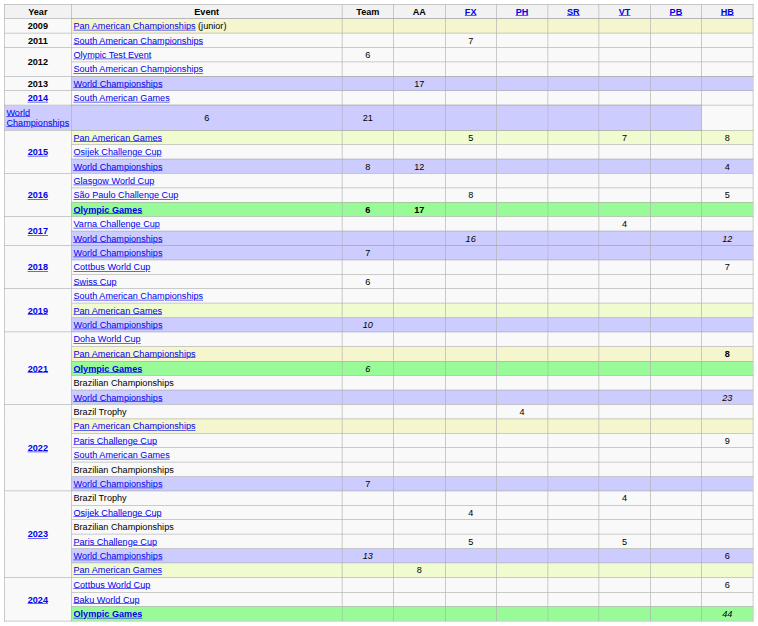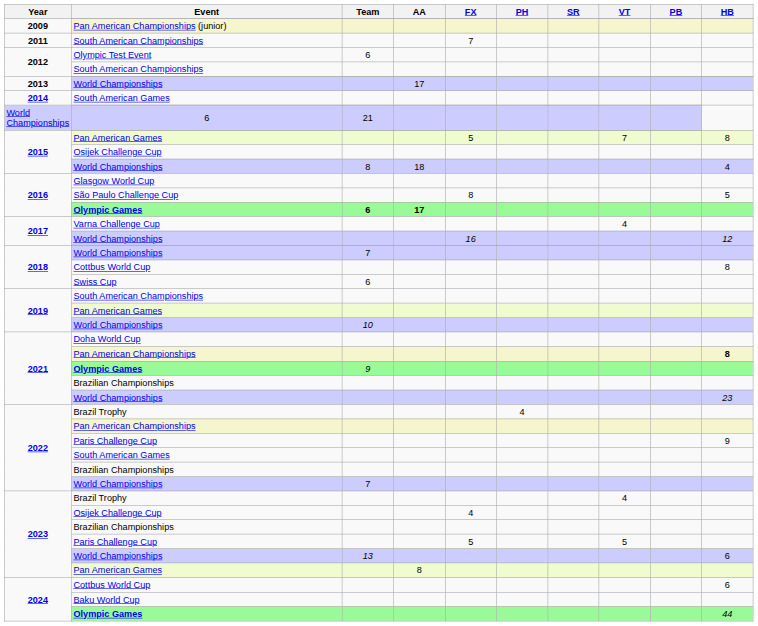(419, 166) 12 -> (419, 166) 18
(727, 267) 7 -> (727, 267) 8
(368, 368) 6 -> (368, 368) 9
